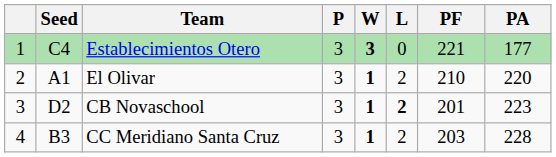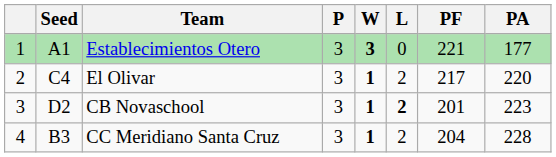(59, 48) C4 -> (59, 48) A1
(59, 78) A1 -> (59, 78) C4
(451, 78) 210 -> (451, 78) 217
(451, 136) 203 -> (451, 136) 204
